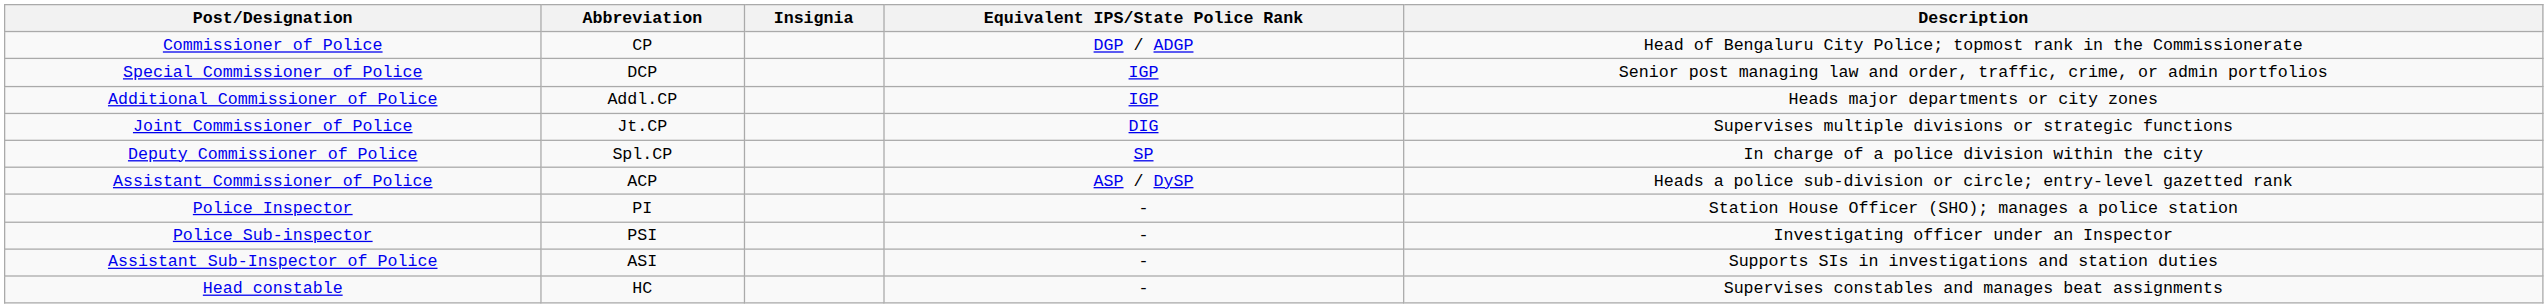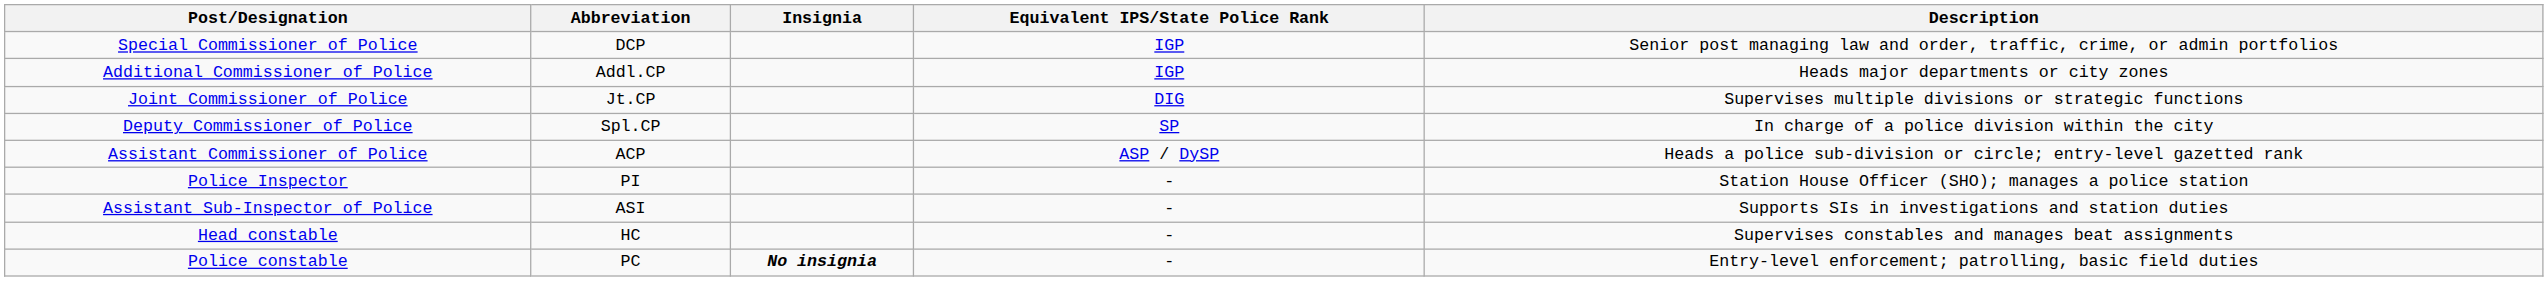- row: (273, 45)
- row: (273, 235)
+ row: (268, 262)
